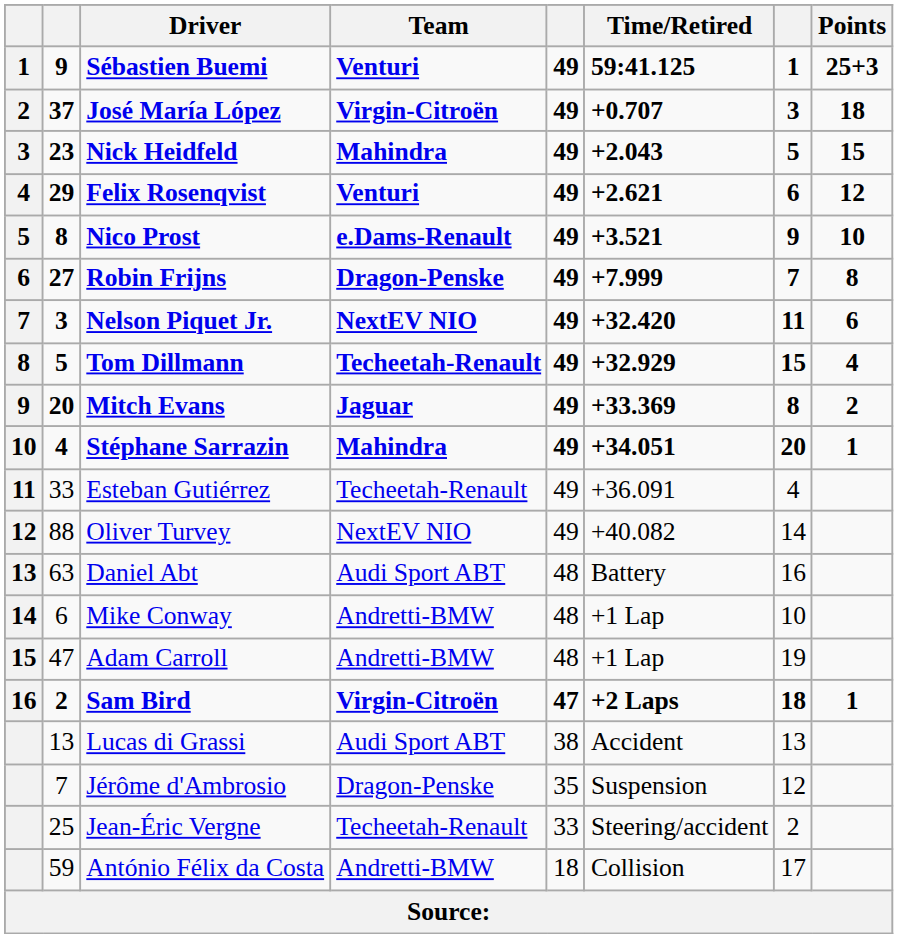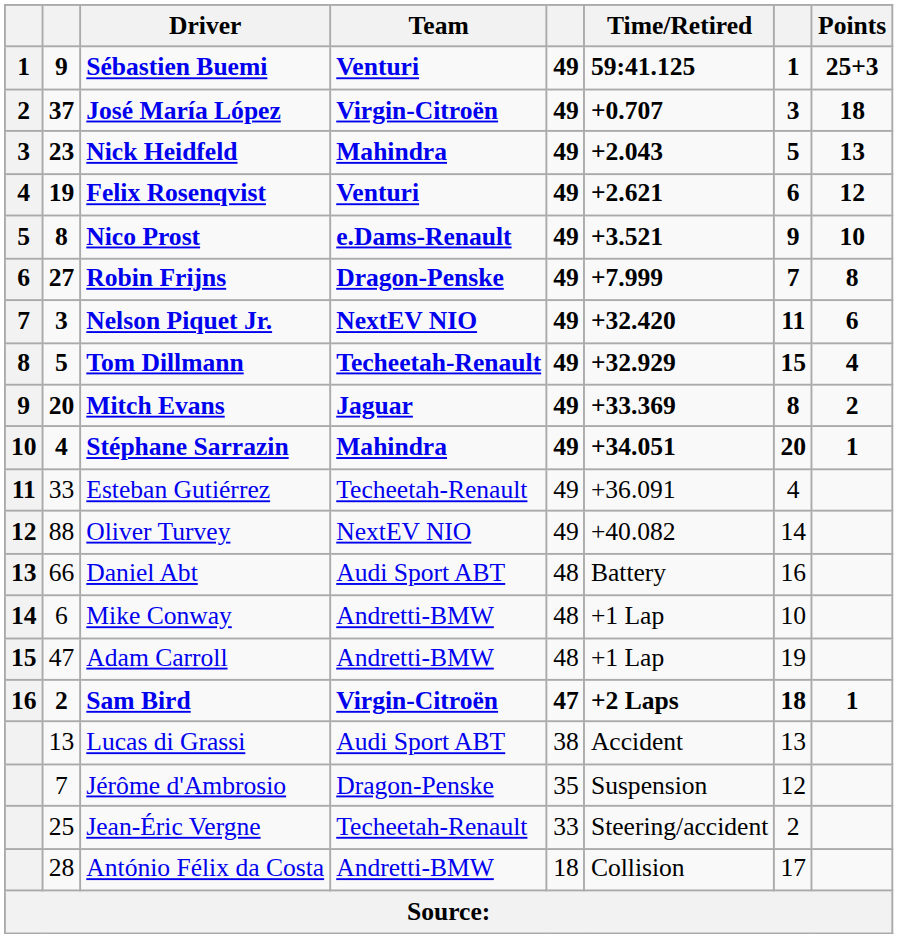(852, 151) 15 -> (852, 151) 13
(61, 193) 29 -> (61, 193) 19
(61, 573) 63 -> (61, 573) 66
(61, 868) 59 -> (61, 868) 28
